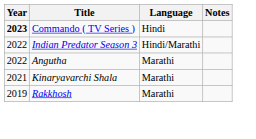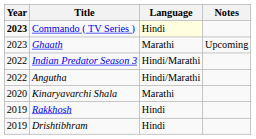(153, 28) no background -> (153, 28) lightyellow background
+ row: (47, 45)
(158, 61) Marathi -> (171, 77) Hindi/Marathi
(17, 77) 2021 -> (17, 93) 2020
(158, 93) Marathi -> (153, 110) Hindi
+ row: (60, 126)
